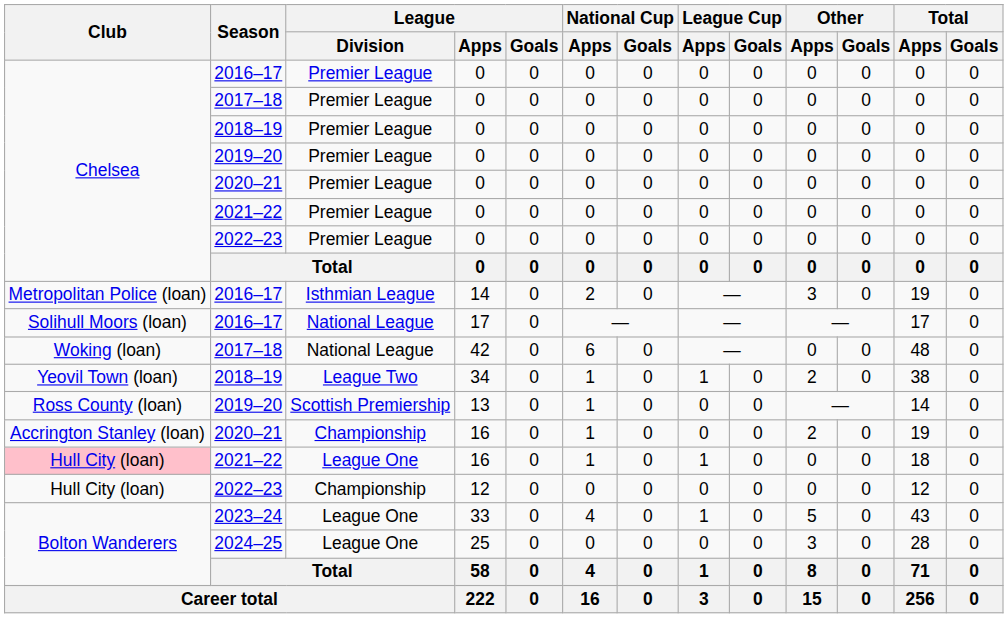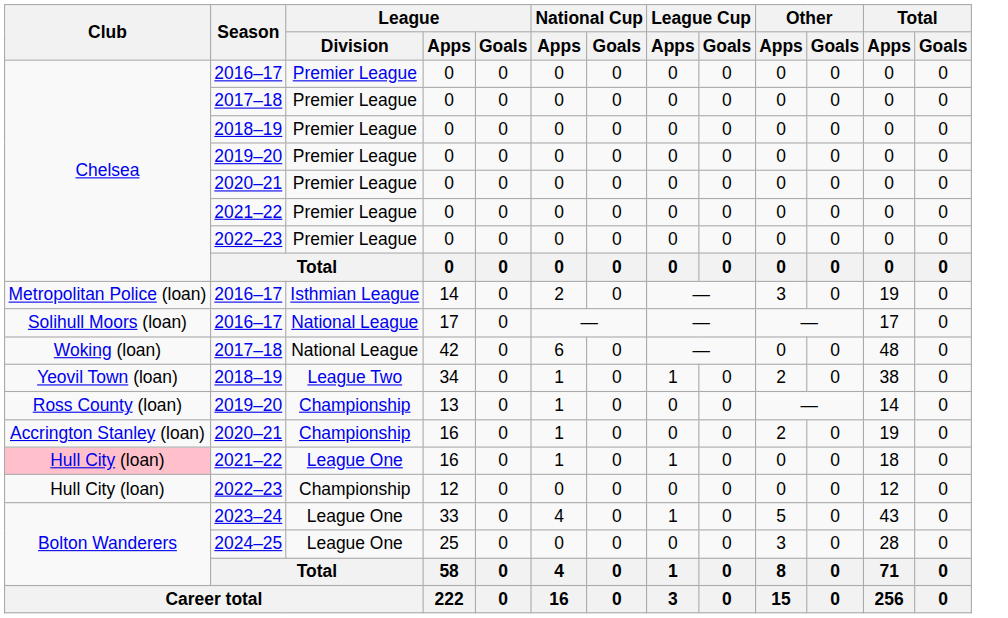(370, 405) Scottish Premiership -> (355, 405) Championship
